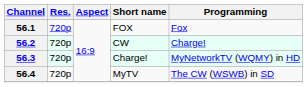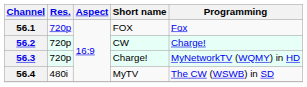(60, 74) 720p -> (59, 74) 480i
